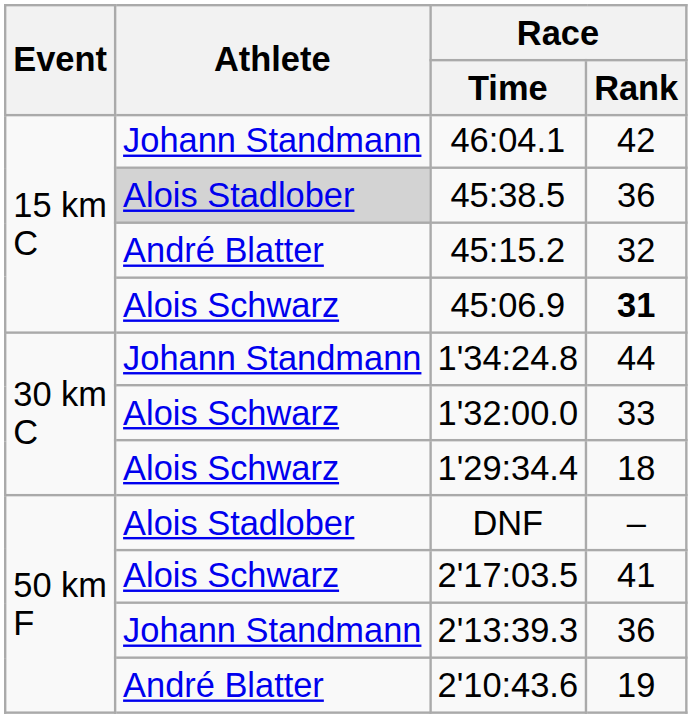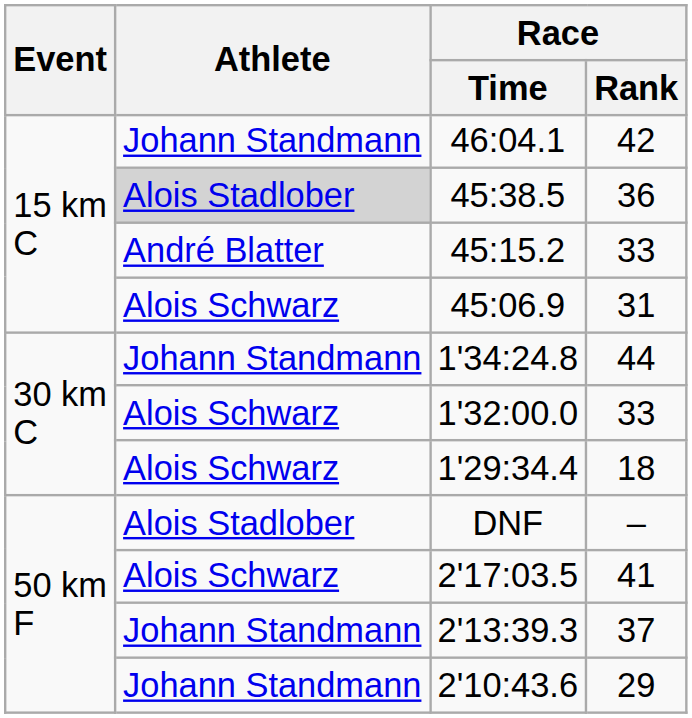(636, 250) 32 -> (636, 250) 33
(636, 305) bold -> (636, 305) normal
(636, 631) 36 -> (636, 631) 37
(223, 685) André Blatter -> (272, 685) Johann Standmann
(636, 685) 19 -> (636, 685) 29
